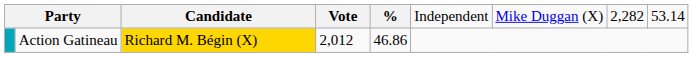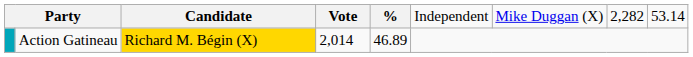(336, 40) 2,012 -> (336, 40) 2,014
(390, 40) 46.86 -> (390, 40) 46.89
